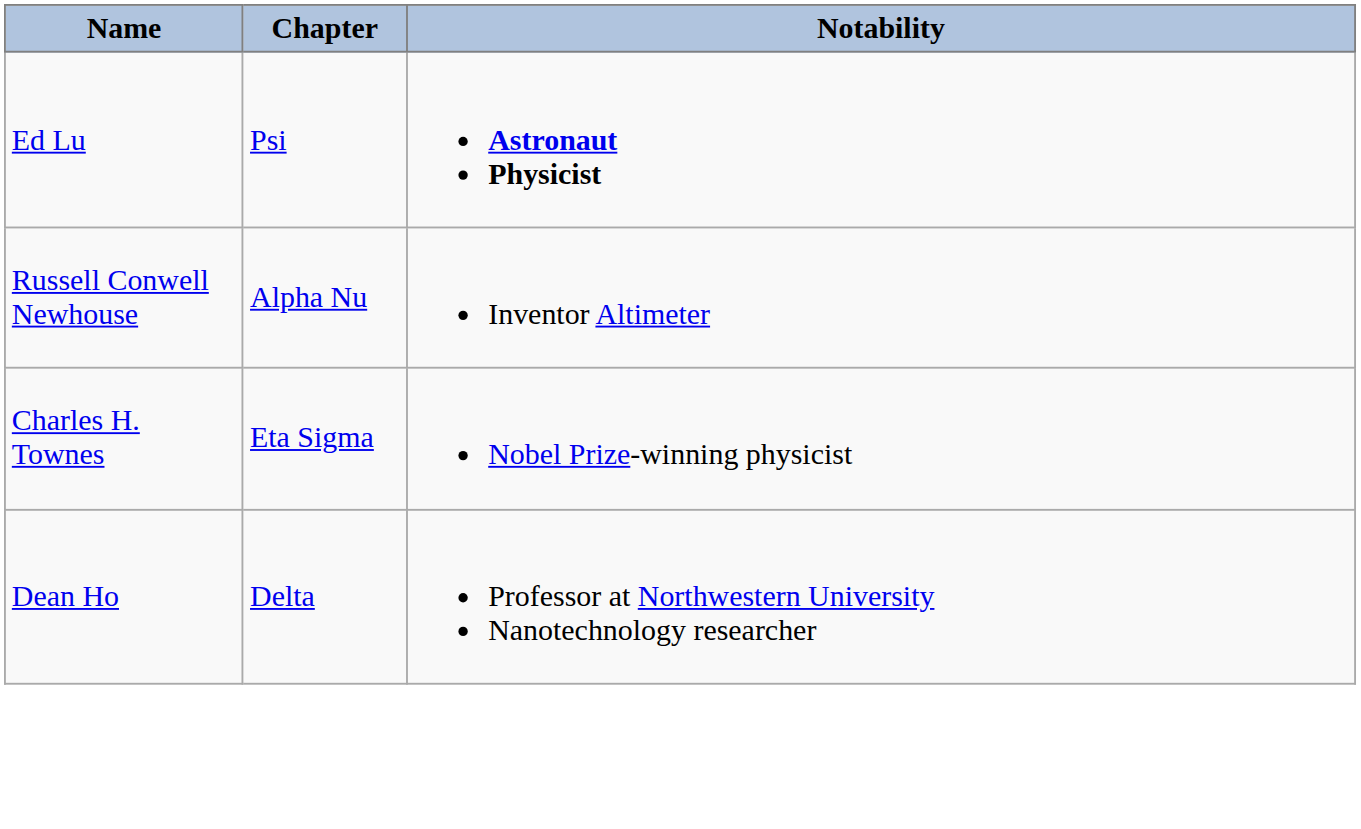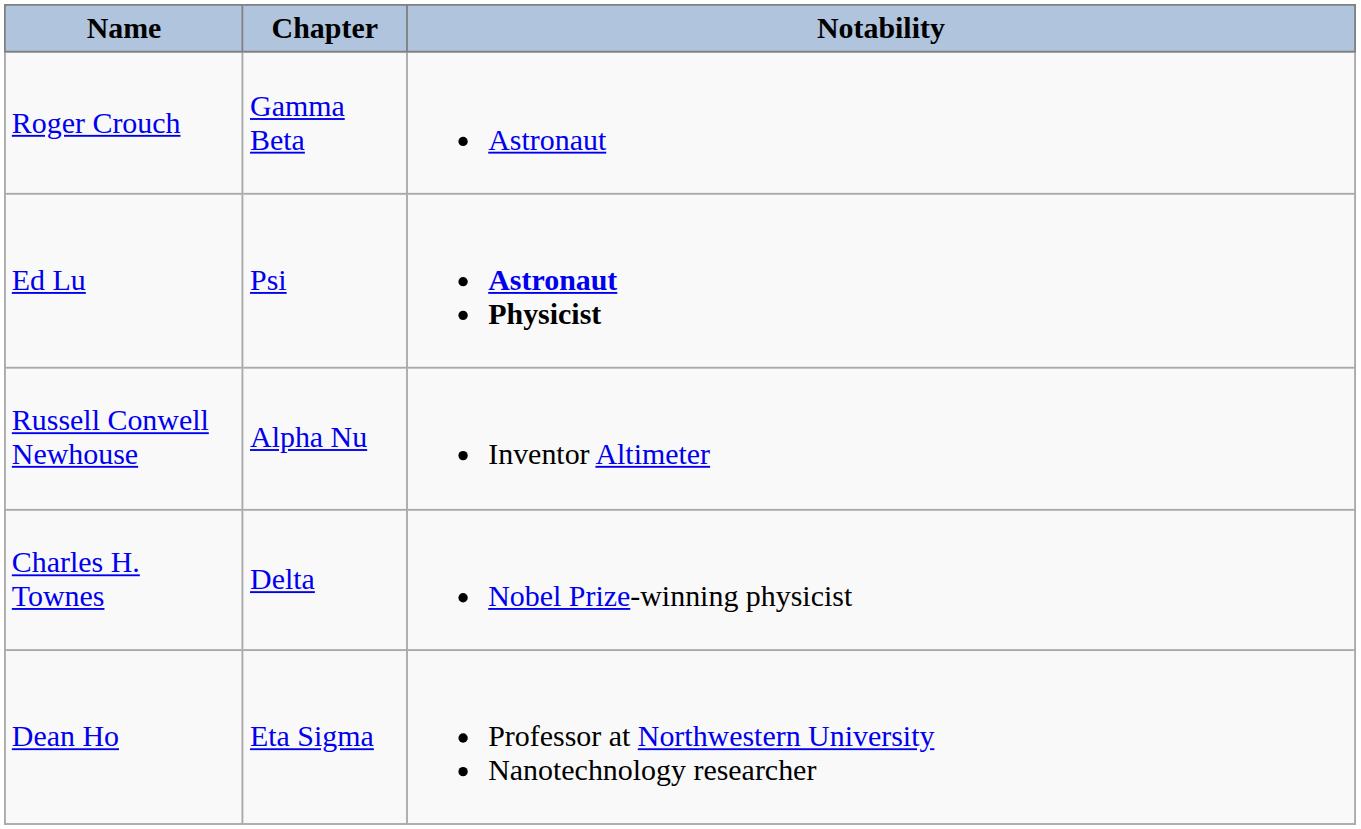+ row: (96, 122)
(312, 437) Eta Sigma -> (282, 578) Delta
(282, 595) Delta -> (312, 736) Eta Sigma
